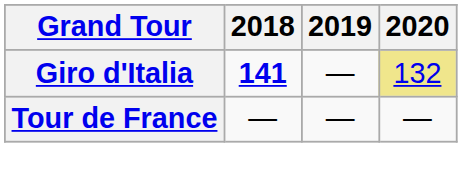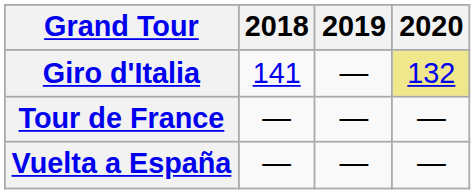(263, 73) bold -> (277, 73) normal
+ row: (121, 164)
